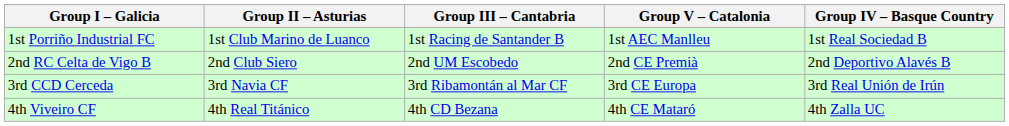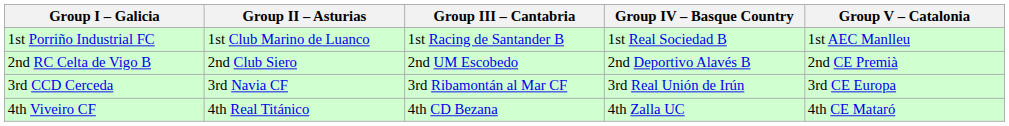columns swapped: (904, 16) <-> (704, 16)
